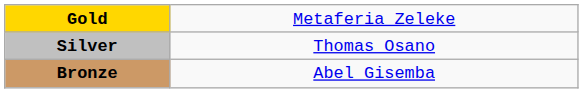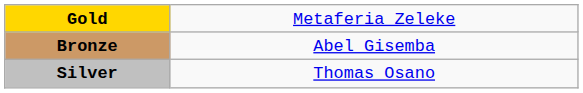rows swapped: (87, 46) <-> (87, 74)
